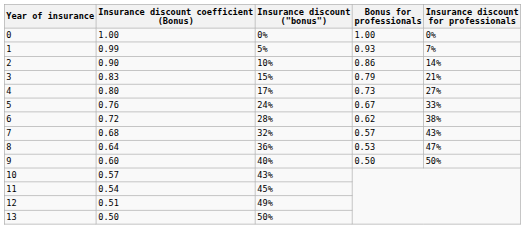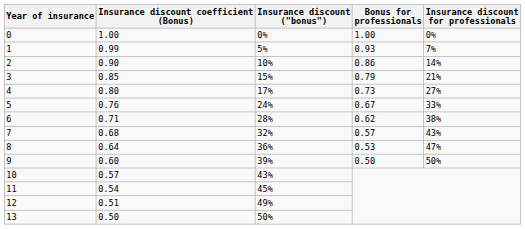(109, 77) 0.83 -> (109, 77) 0.85
(109, 119) 0.72 -> (109, 119) 0.71
(265, 161) 40% -> (265, 161) 39%
